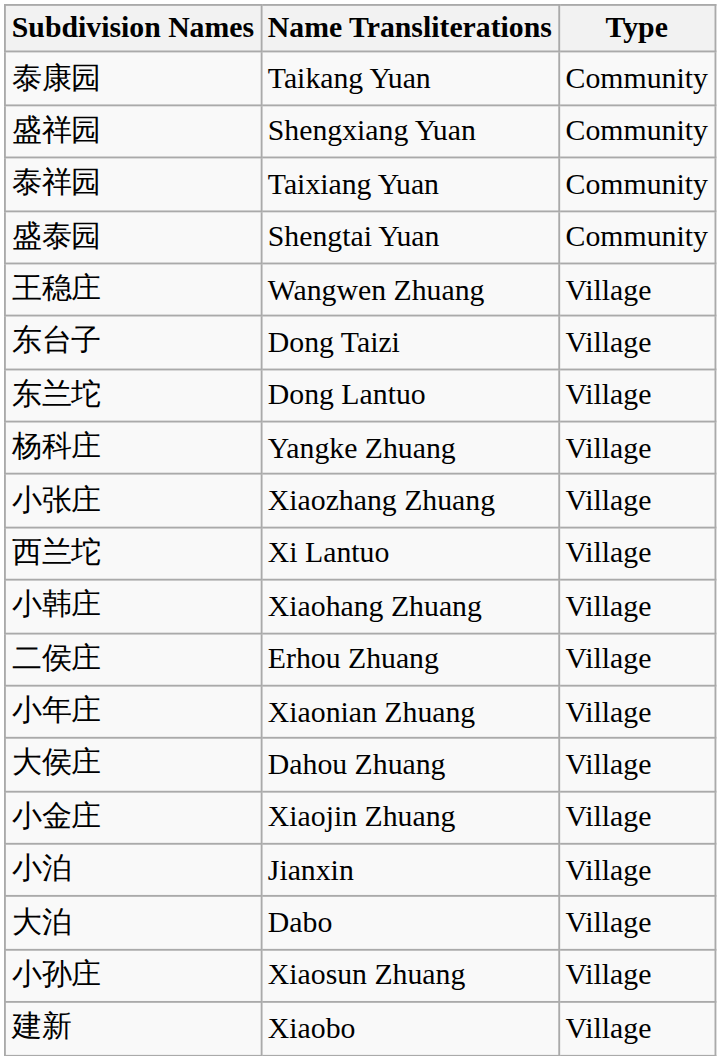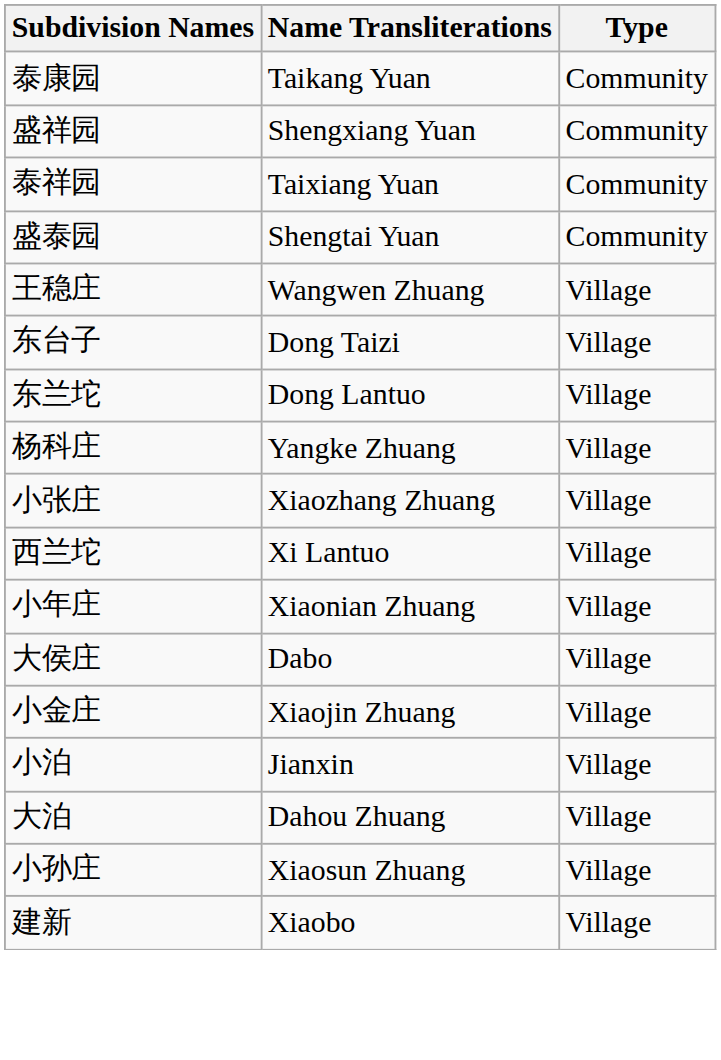- row: (56, 604)
- row: (56, 657)
(357, 764) Dahou Zhuang -> (300, 658) Dabo
(300, 922) Dabo -> (357, 816) Dahou Zhuang
